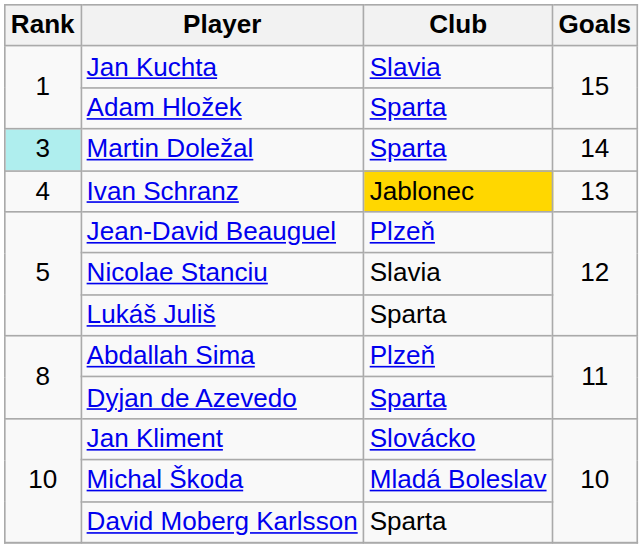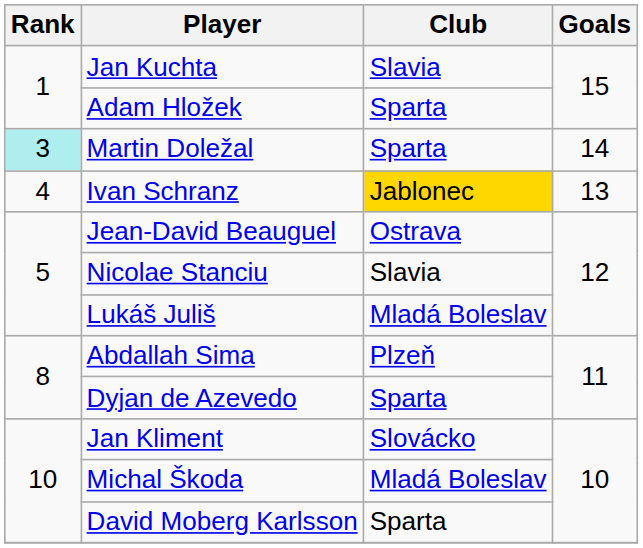(402, 231) Plzeň -> (415, 231) Ostrava
(408, 314) Sparta -> (458, 314) Mladá Boleslav
